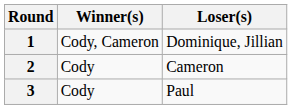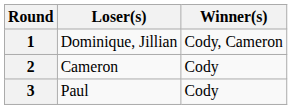columns swapped: (110, 16) <-> (225, 16)
